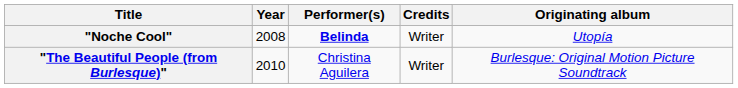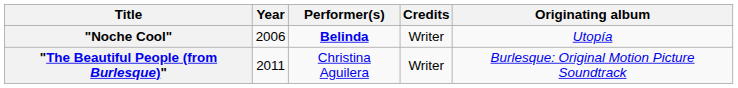(271, 36) 2008 -> (271, 36) 2006
(271, 65) 2010 -> (271, 65) 2011
